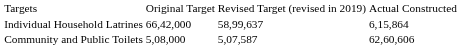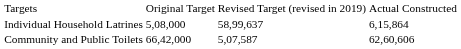(169, 24) 66,42,000 -> (166, 24) 5,08,000
(166, 39) 5,08,000 -> (169, 39) 66,42,000
